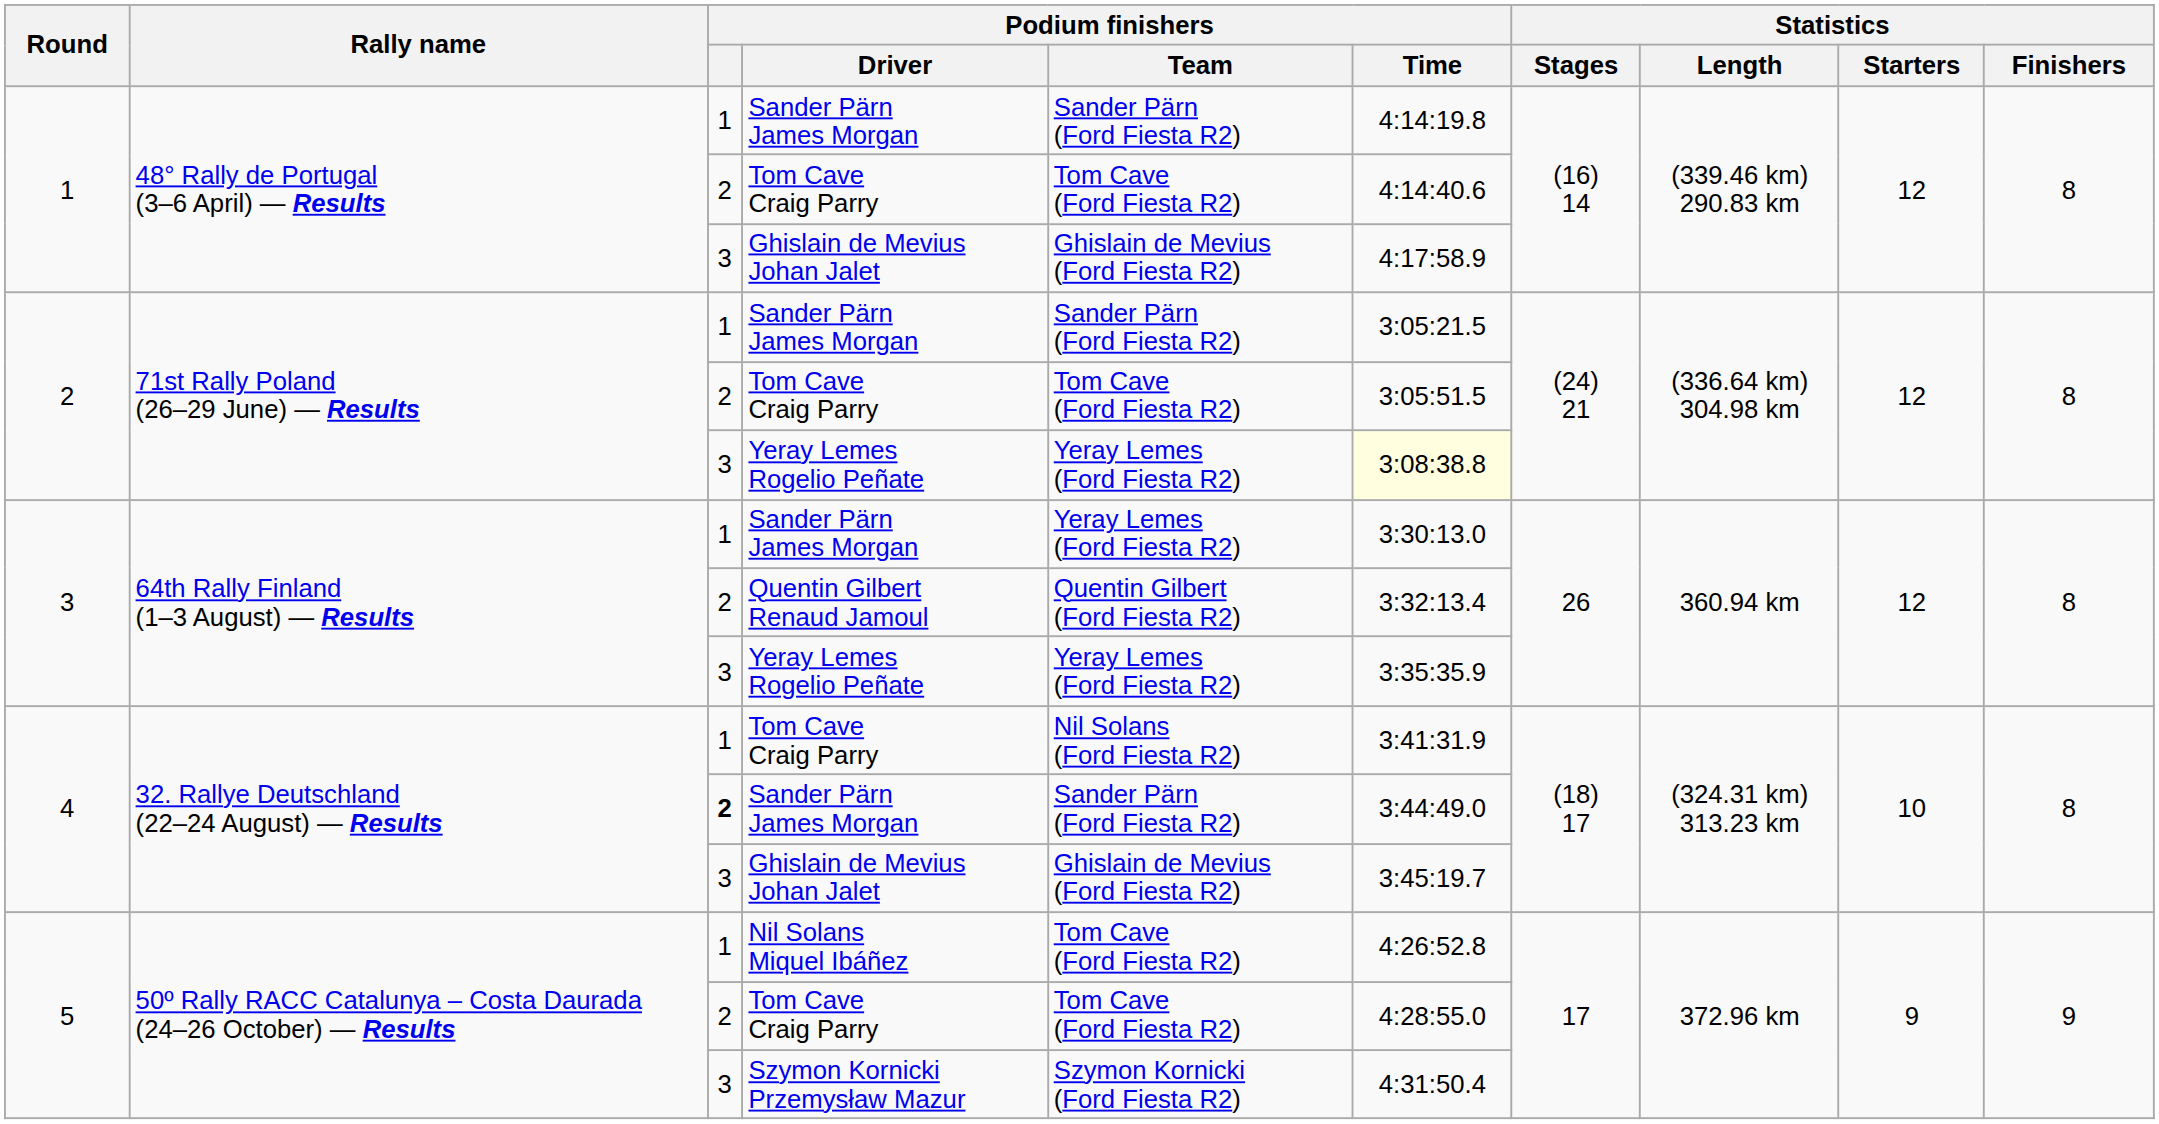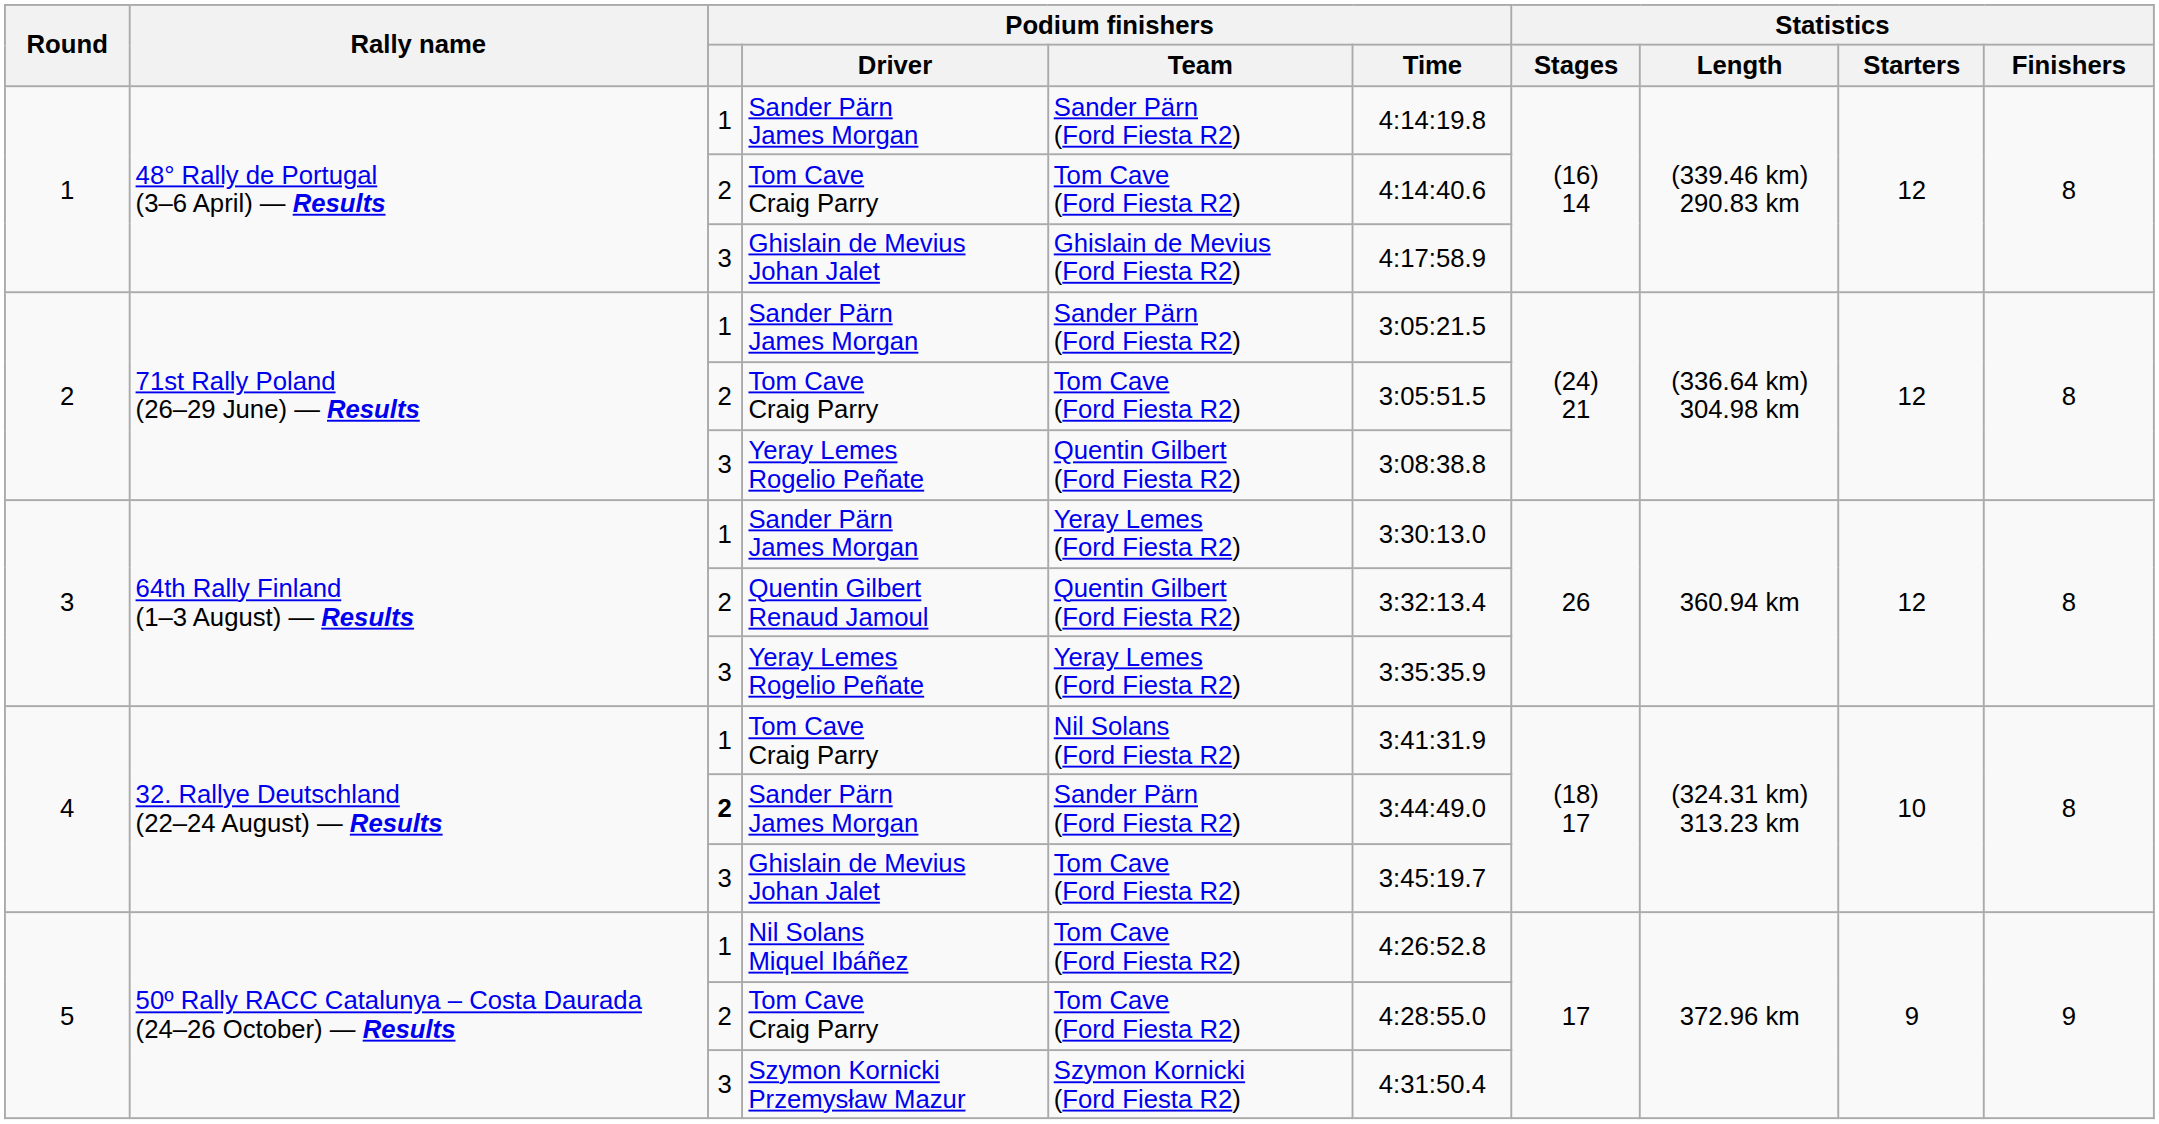(1147, 464) Yeray Lemes (Ford Fiesta R2) -> (1147, 464) Quentin Gilbert (Ford Fiesta R2)
(1432, 464) lightyellow background -> (1432, 464) no background
(1162, 878) Ghislain de Mevius (Ford Fiesta R2) -> (1147, 878) Tom Cave (Ford Fiesta R2)
